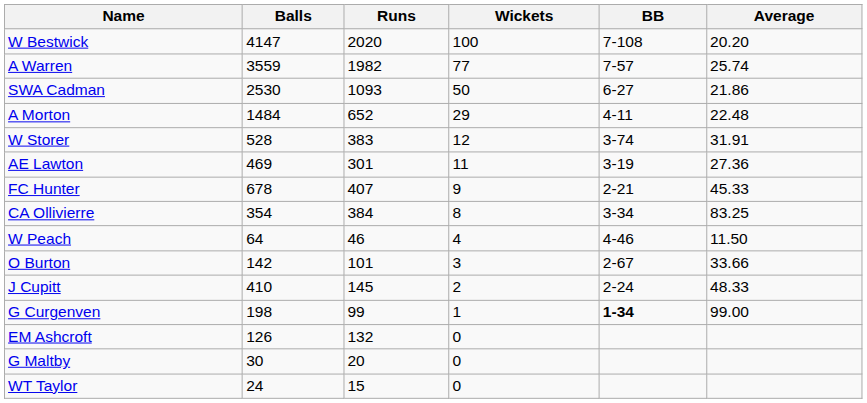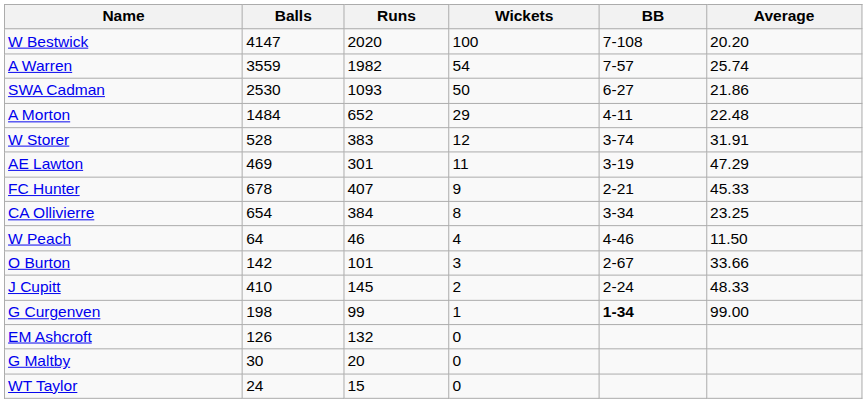(461, 66) 77 -> (461, 66) 54
(729, 164) 27.36 -> (729, 164) 47.29
(259, 213) 354 -> (259, 213) 654
(729, 213) 83.25 -> (729, 213) 23.25
